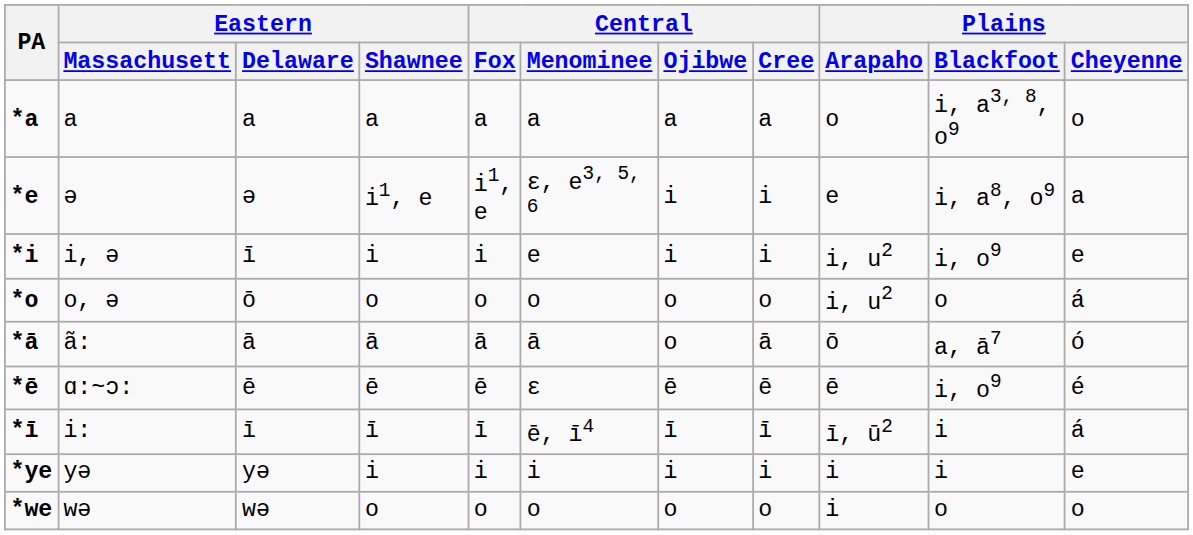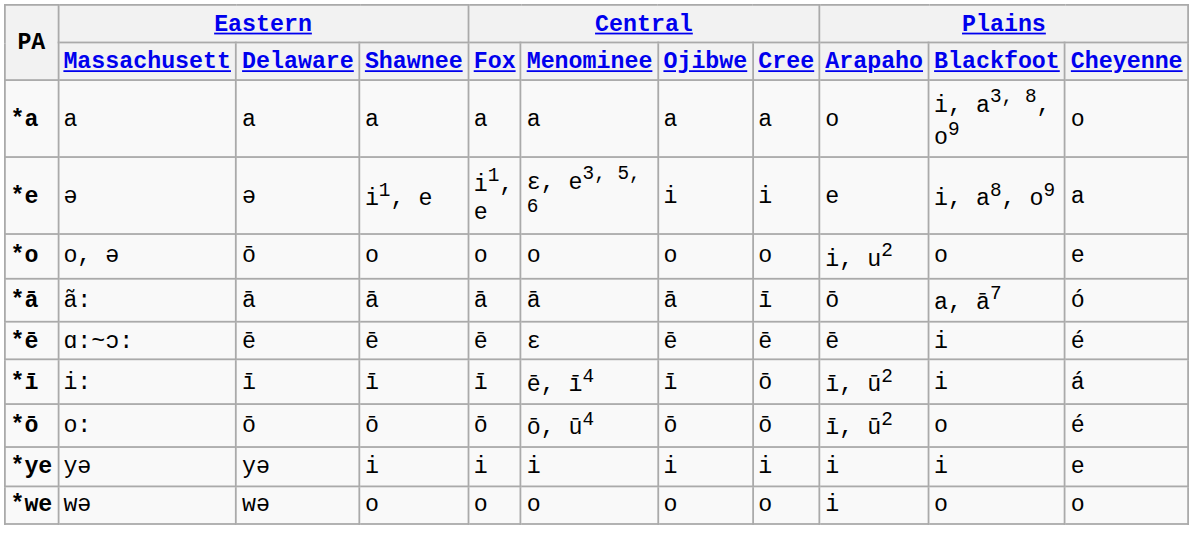- row: (91, 256)
(1078, 300) á -> (1078, 256) e
(670, 344) o -> (670, 300) ā
(765, 344) ā -> (765, 300) ī
(968, 388) i, o9 -> (941, 341) i
(765, 432) ī -> (765, 382) ō
+ row: (77, 426)
